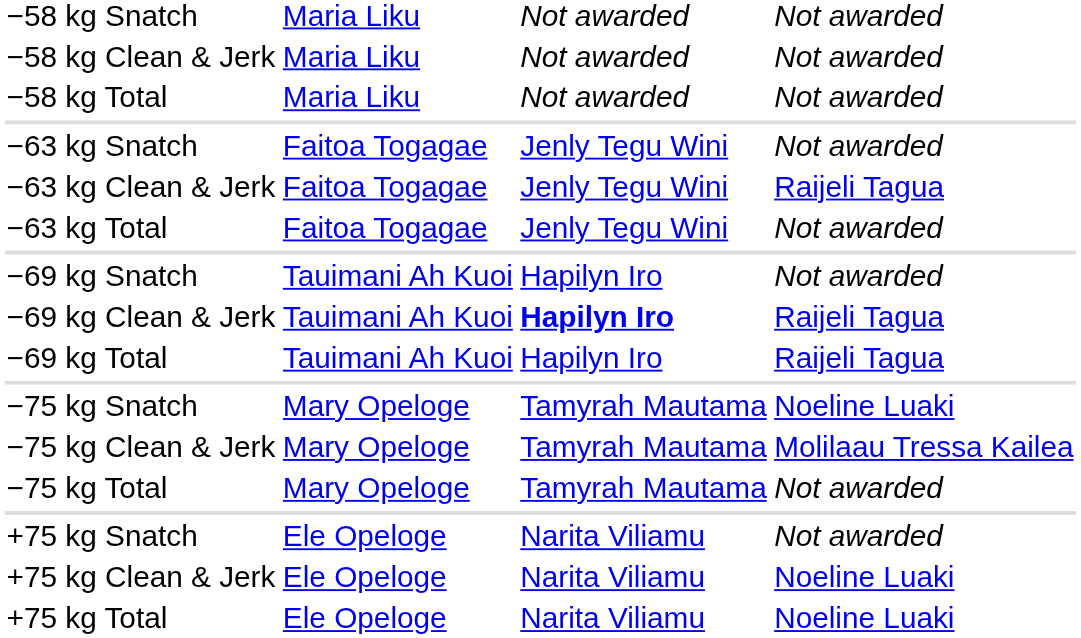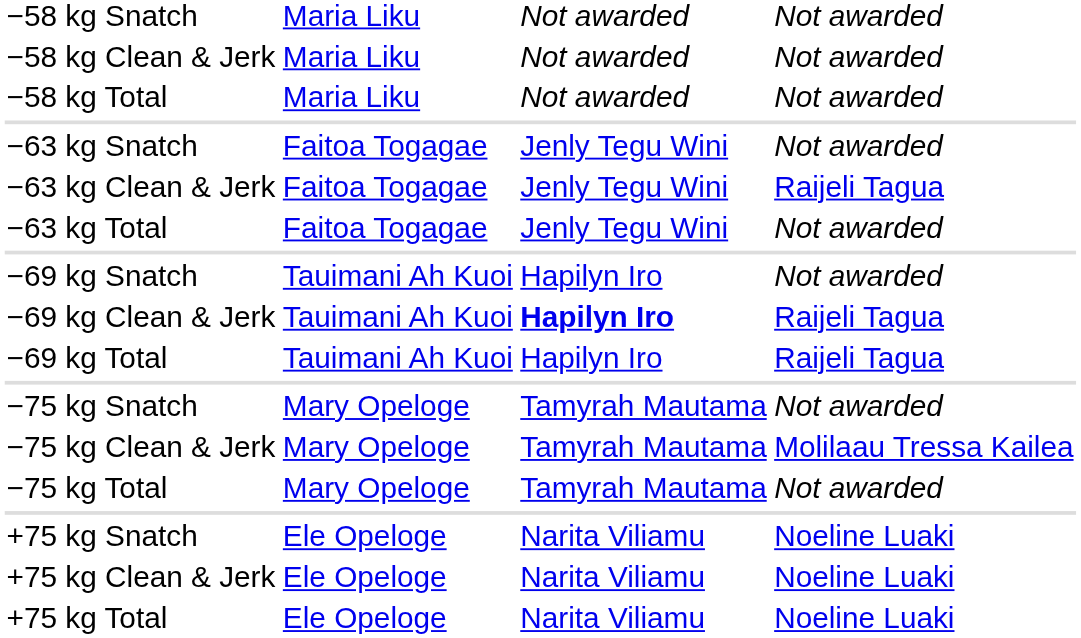(864, 406) Noeline Luaki -> (859, 406) Not awarded
(859, 536) Not awarded -> (864, 536) Noeline Luaki
